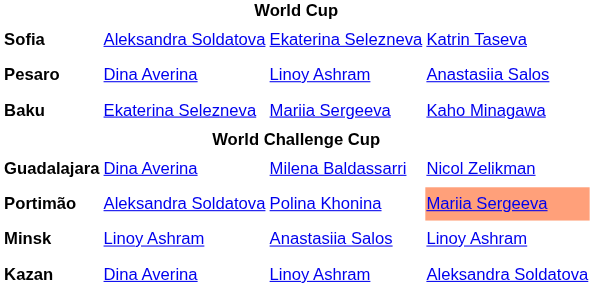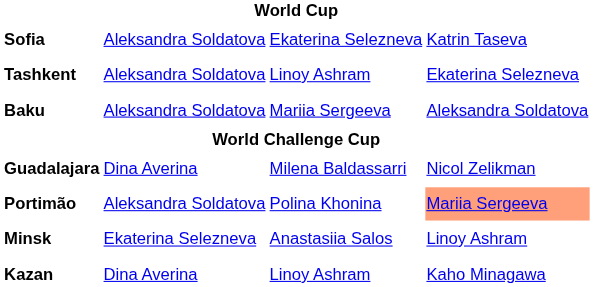- row: (32, 74)
+ row: (40, 74)
(180, 110) Ekaterina Selezneva -> (184, 110) Aleksandra Soldatova
(486, 110) Kaho Minagawa -> (507, 110) Aleksandra Soldatova
(154, 239) Linoy Ashram -> (180, 239) Ekaterina Selezneva
(507, 274) Aleksandra Soldatova -> (486, 274) Kaho Minagawa
